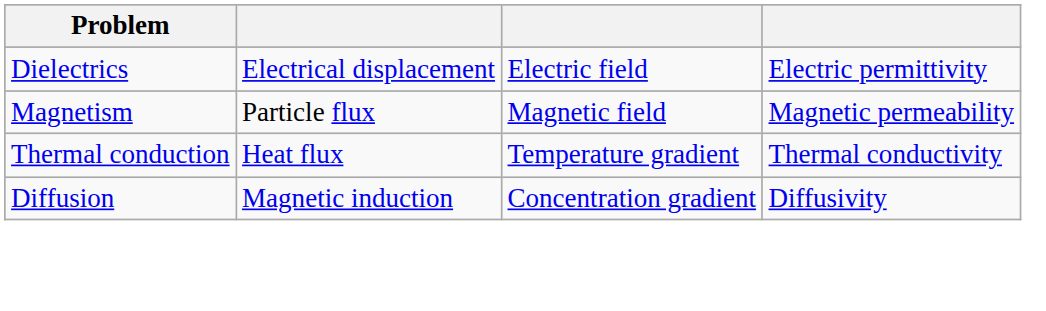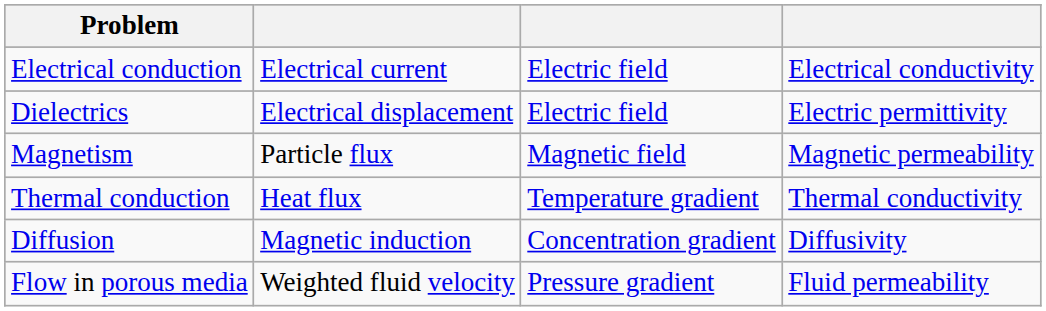+ row: (126, 68)
+ row: (129, 283)
